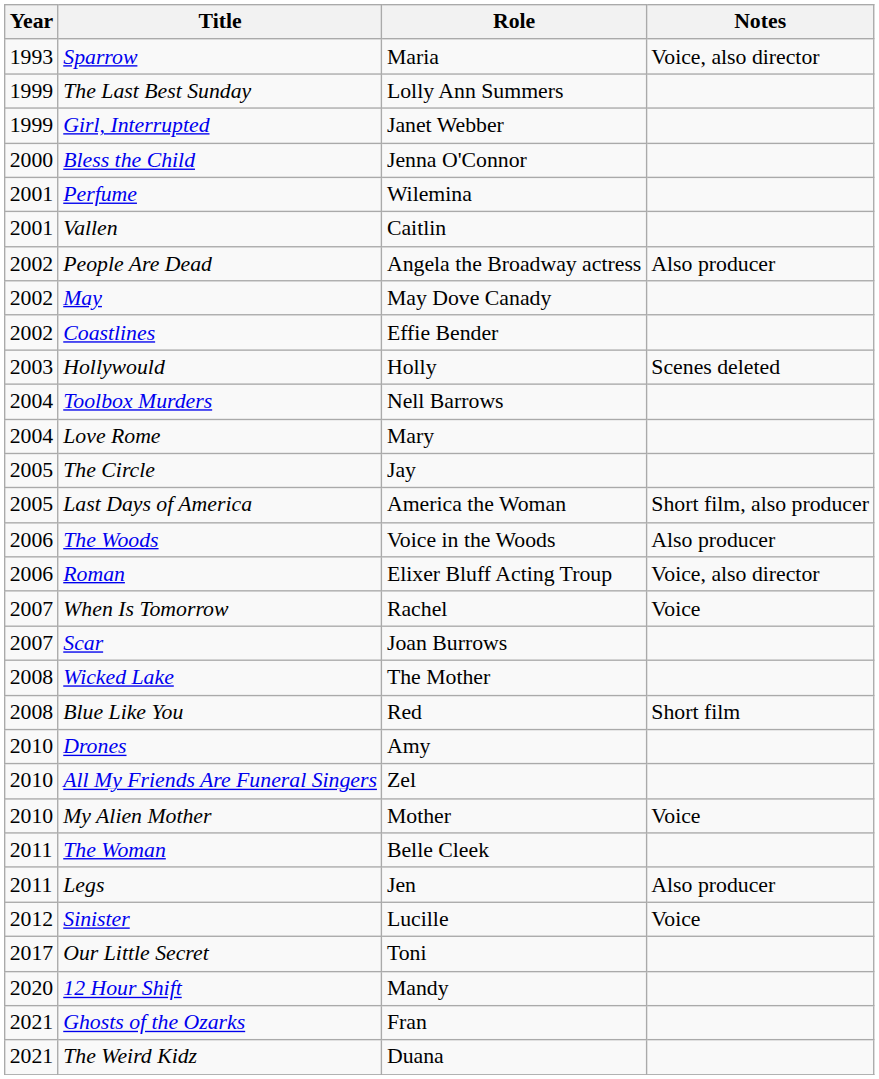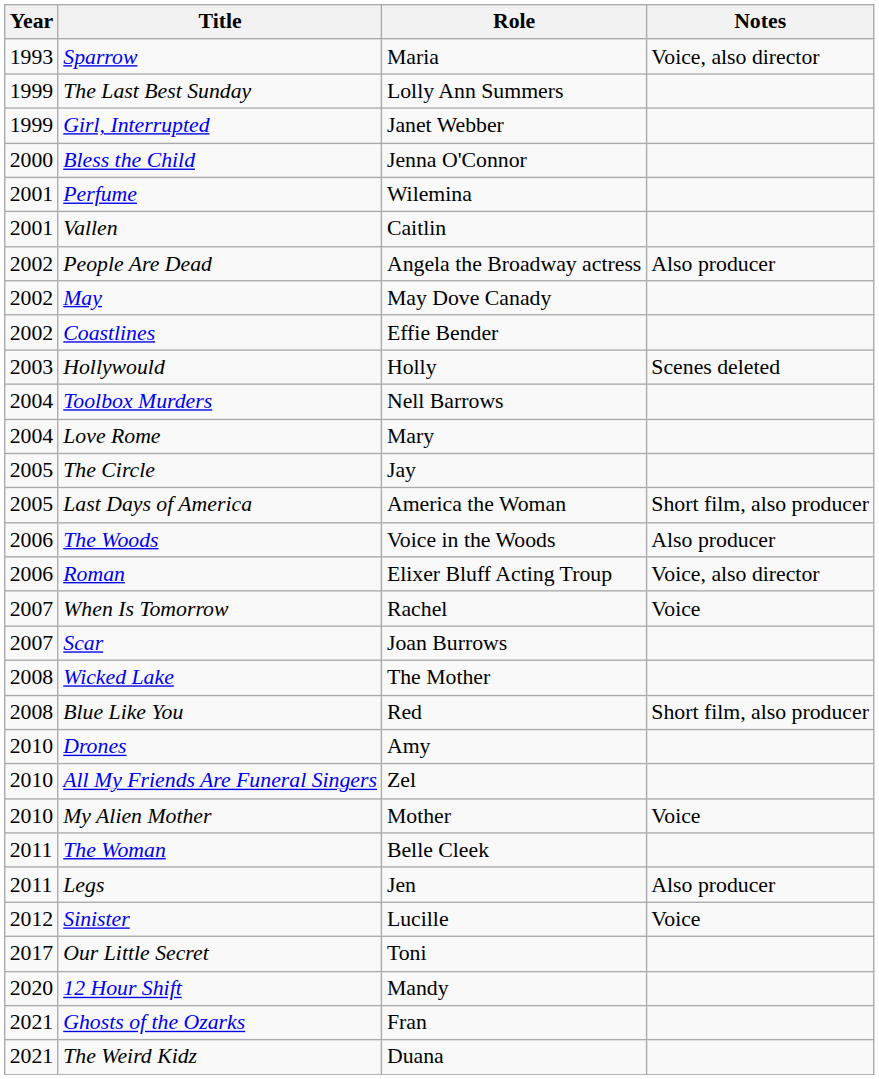(696, 711) Short film -> (760, 711) Short film, also producer
